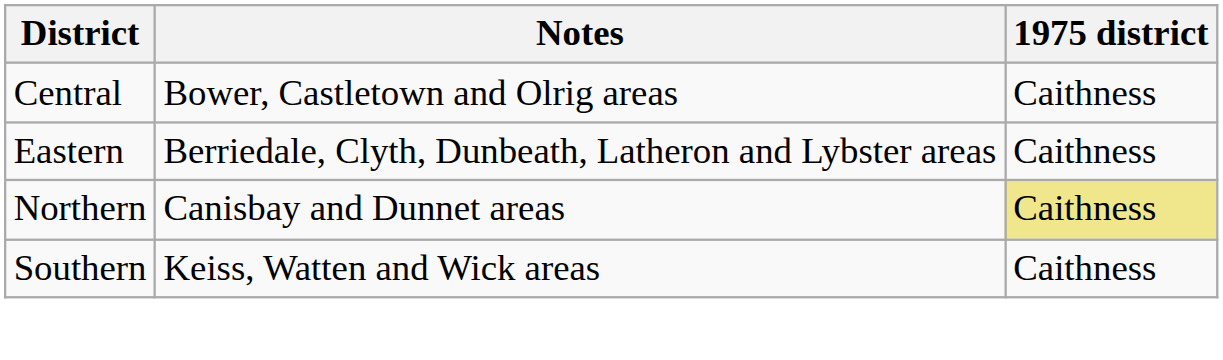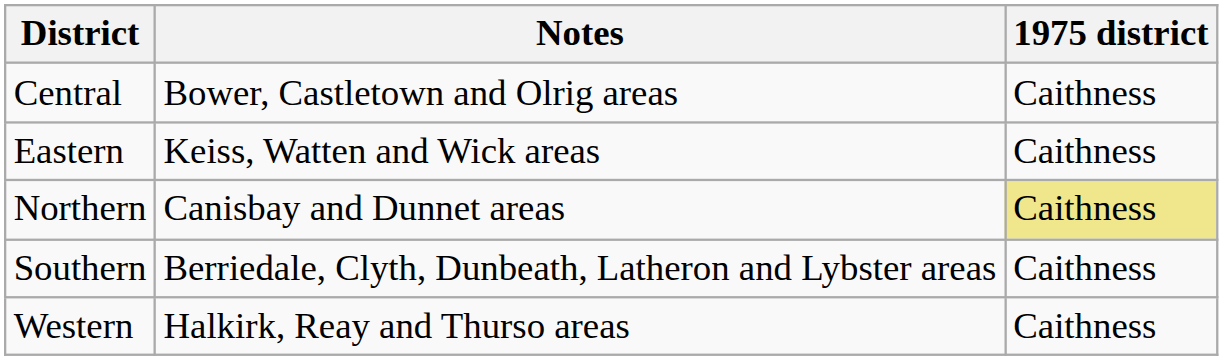(580, 150) Berriedale, Clyth, Dunbeath, Latheron and Lybster areas -> (382, 150) Keiss, Watten and Wick areas
(382, 267) Keiss, Watten and Wick areas -> (580, 267) Berriedale, Clyth, Dunbeath, Latheron and Lybster areas
+ row: (73, 325)
